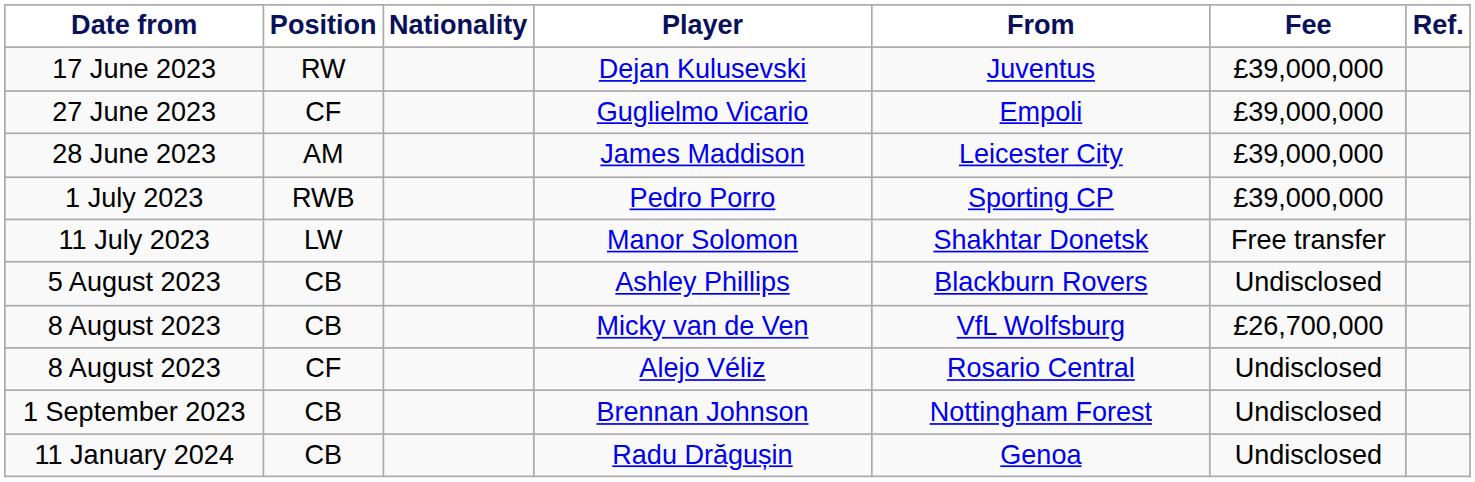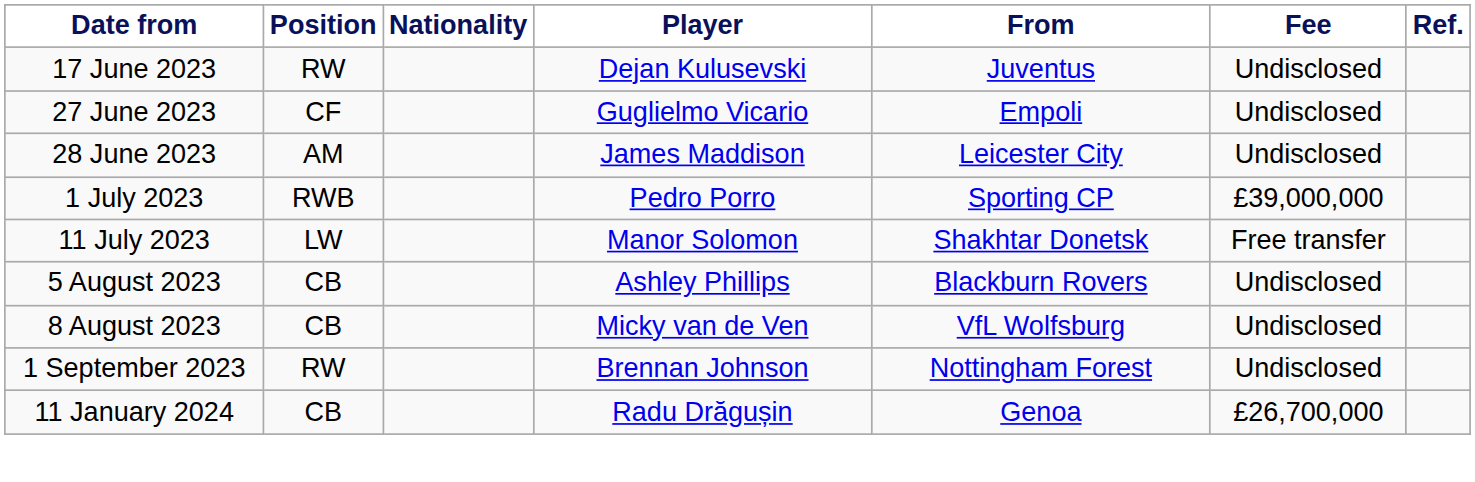(1308, 68) £39,000,000 -> (1308, 68) Undisclosed
(1308, 111) £39,000,000 -> (1308, 111) Undisclosed
(1308, 154) £39,000,000 -> (1308, 154) Undisclosed
(1308, 326) £26,700,000 -> (1308, 326) Undisclosed
- row: (702, 369)
(323, 411) CB -> (323, 369) RW
(1308, 454) Undisclosed -> (1308, 411) £26,700,000
